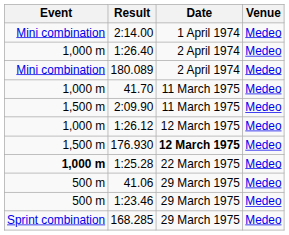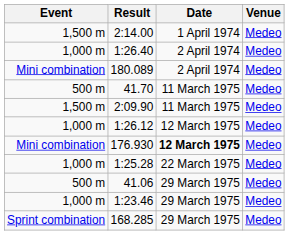(61, 32) Mini combination -> (84, 32) 1,500 m
(84, 88) 1,000 m -> (89, 88) 500 m
(84, 145) 1,500 m -> (61, 145) Mini combination
(83, 164) bold -> (84, 164) normal
(89, 201) 500 m -> (84, 201) 1,000 m
